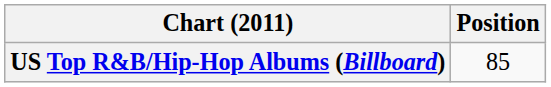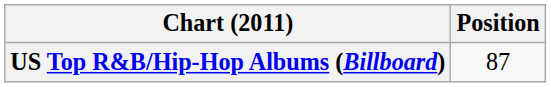(498, 61) 85 -> (498, 61) 87
